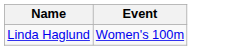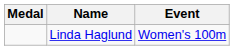+ column: (25, 14)
